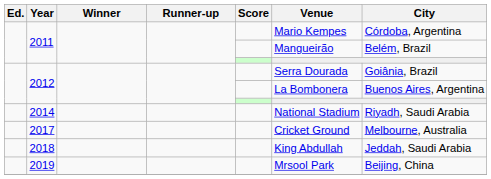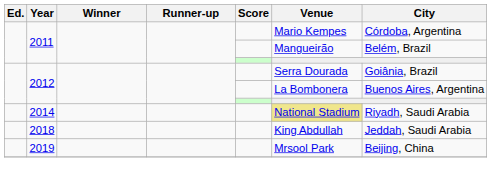(317, 112) no background -> (317, 112) khaki background
- row: (16, 130)
